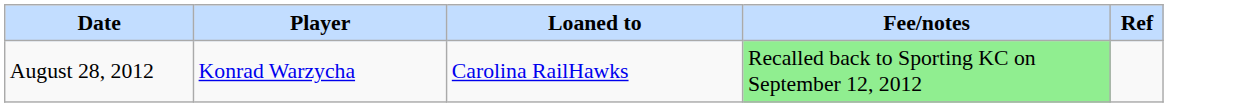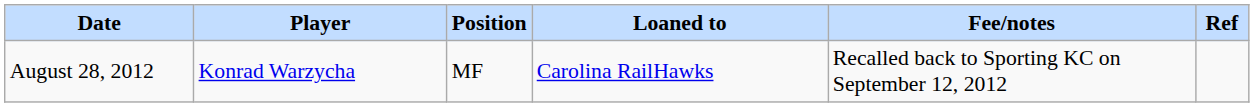+ column: (489, 22)
(892, 71) lightgreen background -> (977, 71) no background
